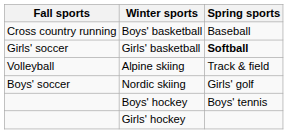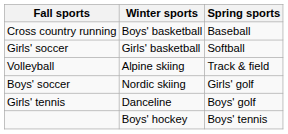(228, 48) bold -> (226, 48) normal
+ row: (147, 102)
- row: (154, 119)
